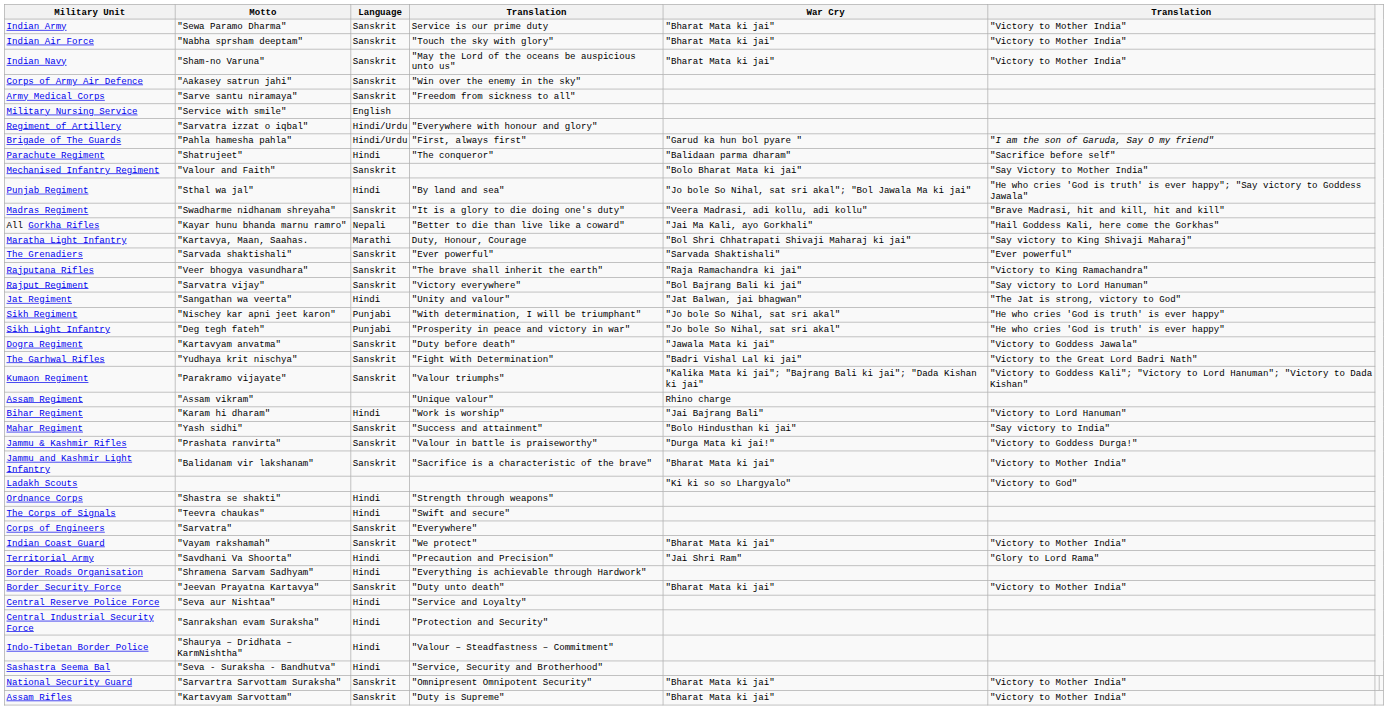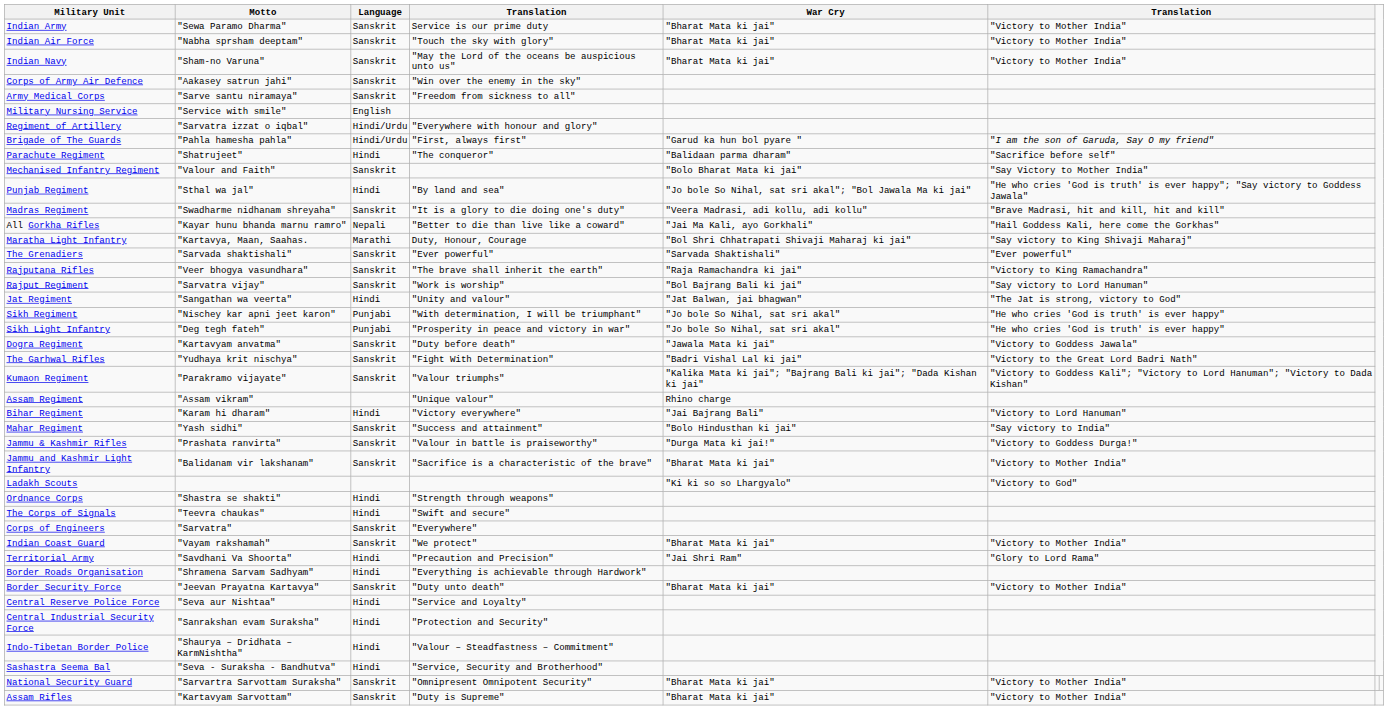(466, 285) "Victory everywhere" -> (458, 285) "Work is worship"
(458, 414) "Work is worship" -> (466, 414) "Victory everywhere"
